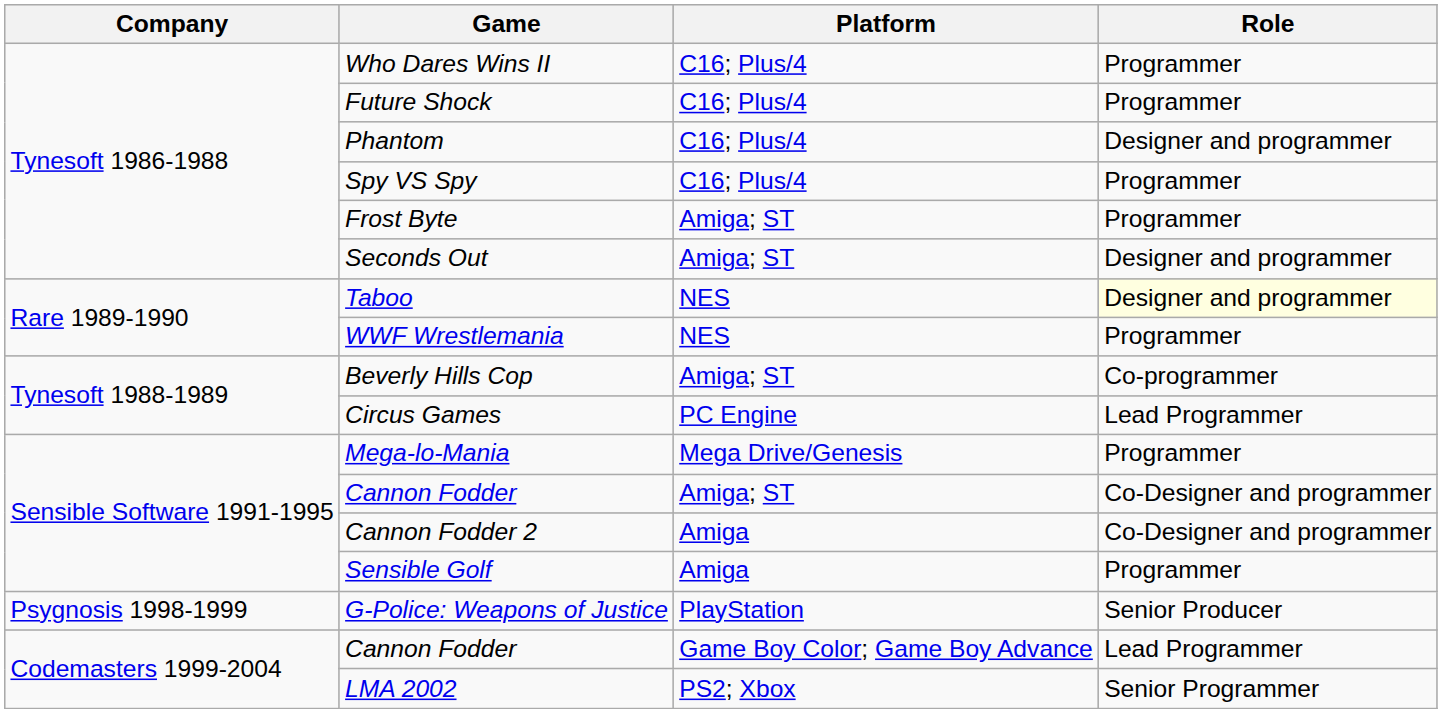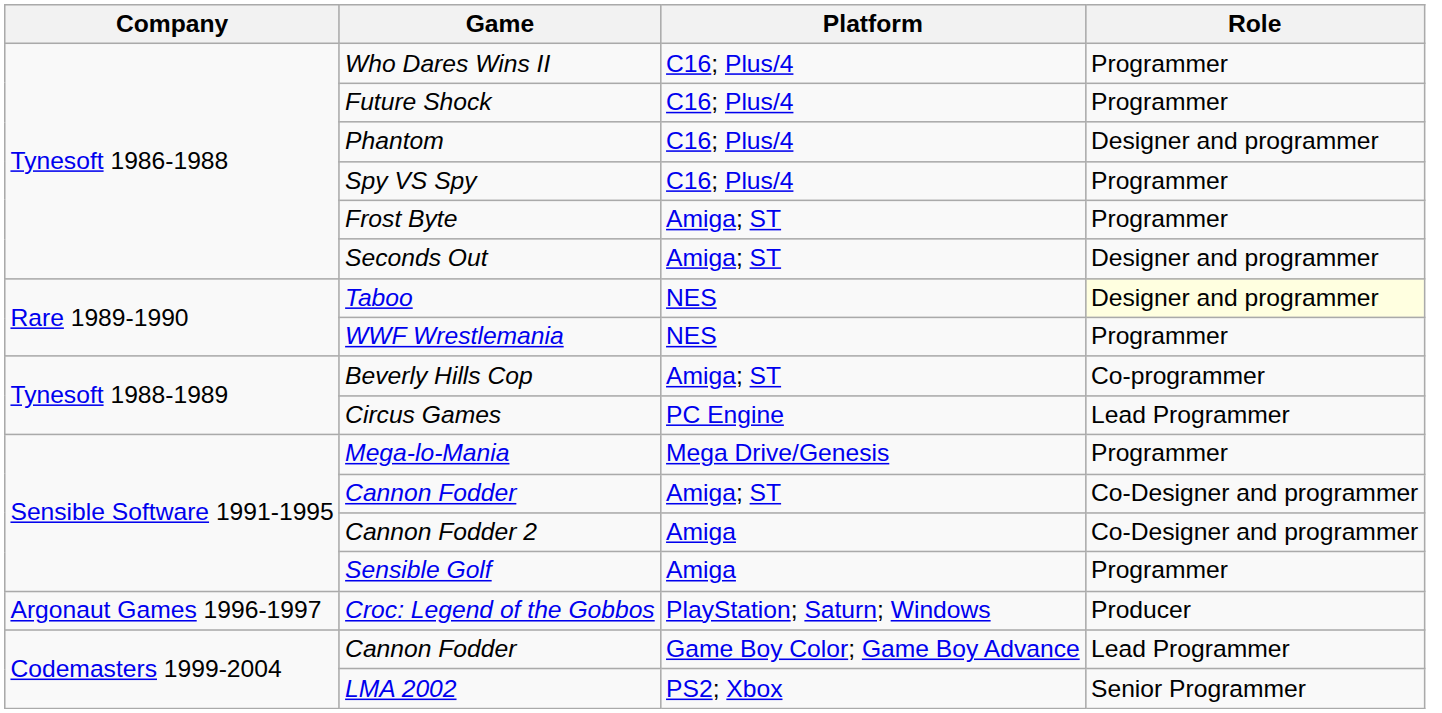+ row: (500, 610)
- row: (506, 610)
